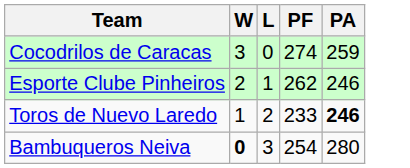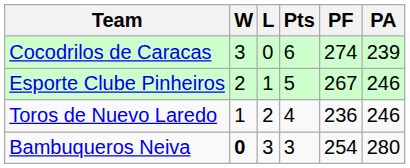+ column: (299, 20)
(343, 52) 259 -> (383, 52) 239
(300, 83) 262 -> (341, 83) 267
(300, 115) 233 -> (341, 115) 236
(343, 115) bold -> (383, 115) normal
